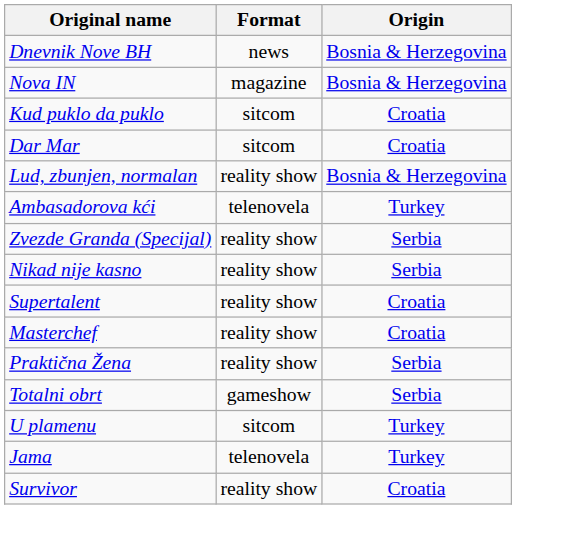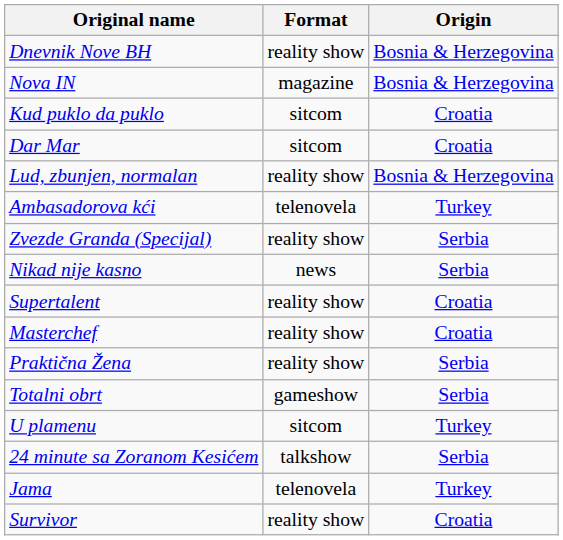(269, 51) news -> (316, 51) reality show
(269, 269) reality show -> (316, 269) news
+ row: (134, 457)
